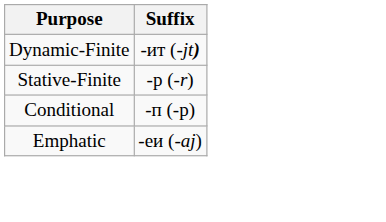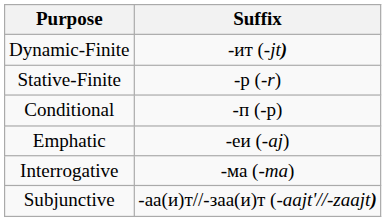+ row: (69, 170)
+ row: (69, 200)
